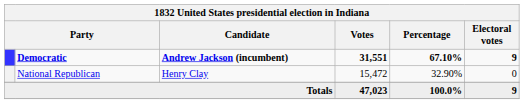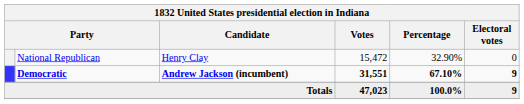rows swapped: (42, 57) <-> (59, 74)
